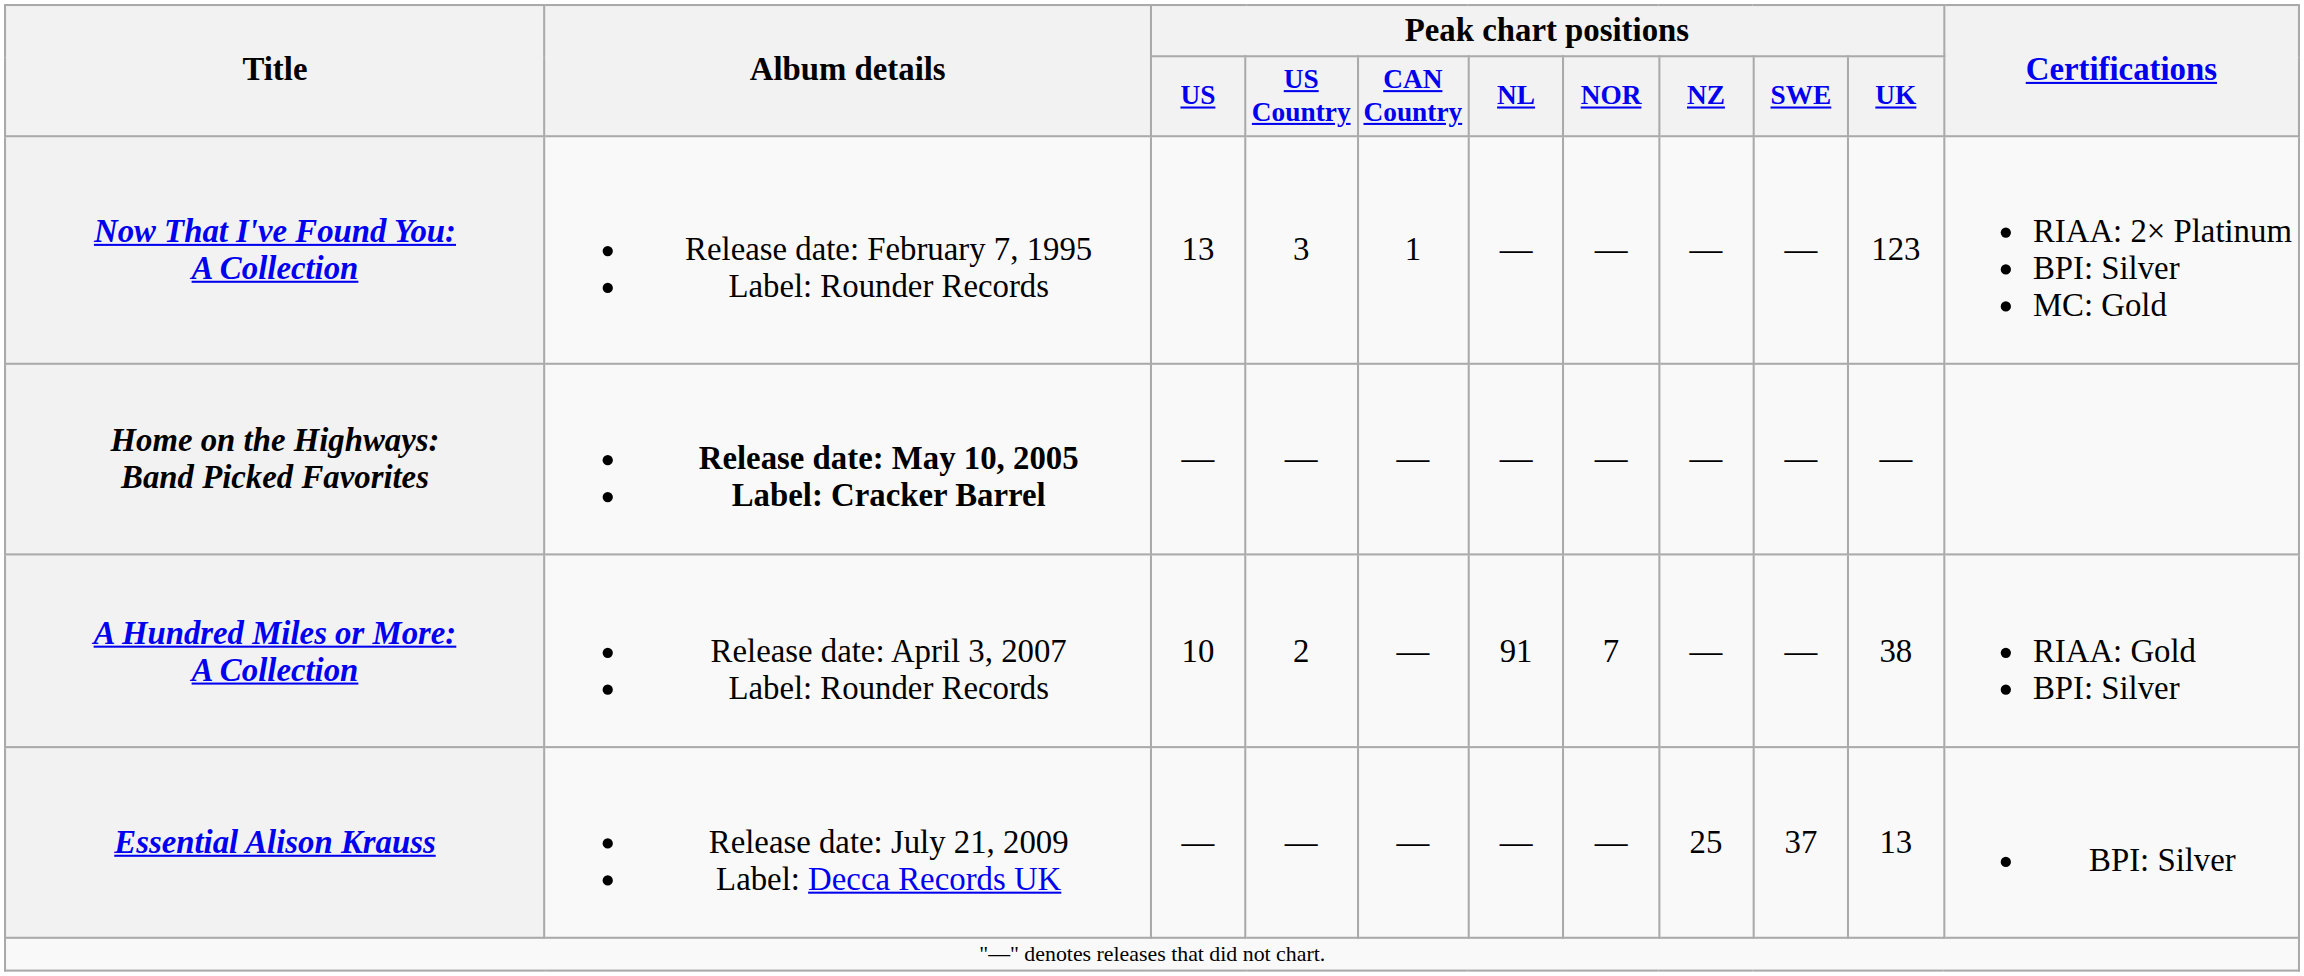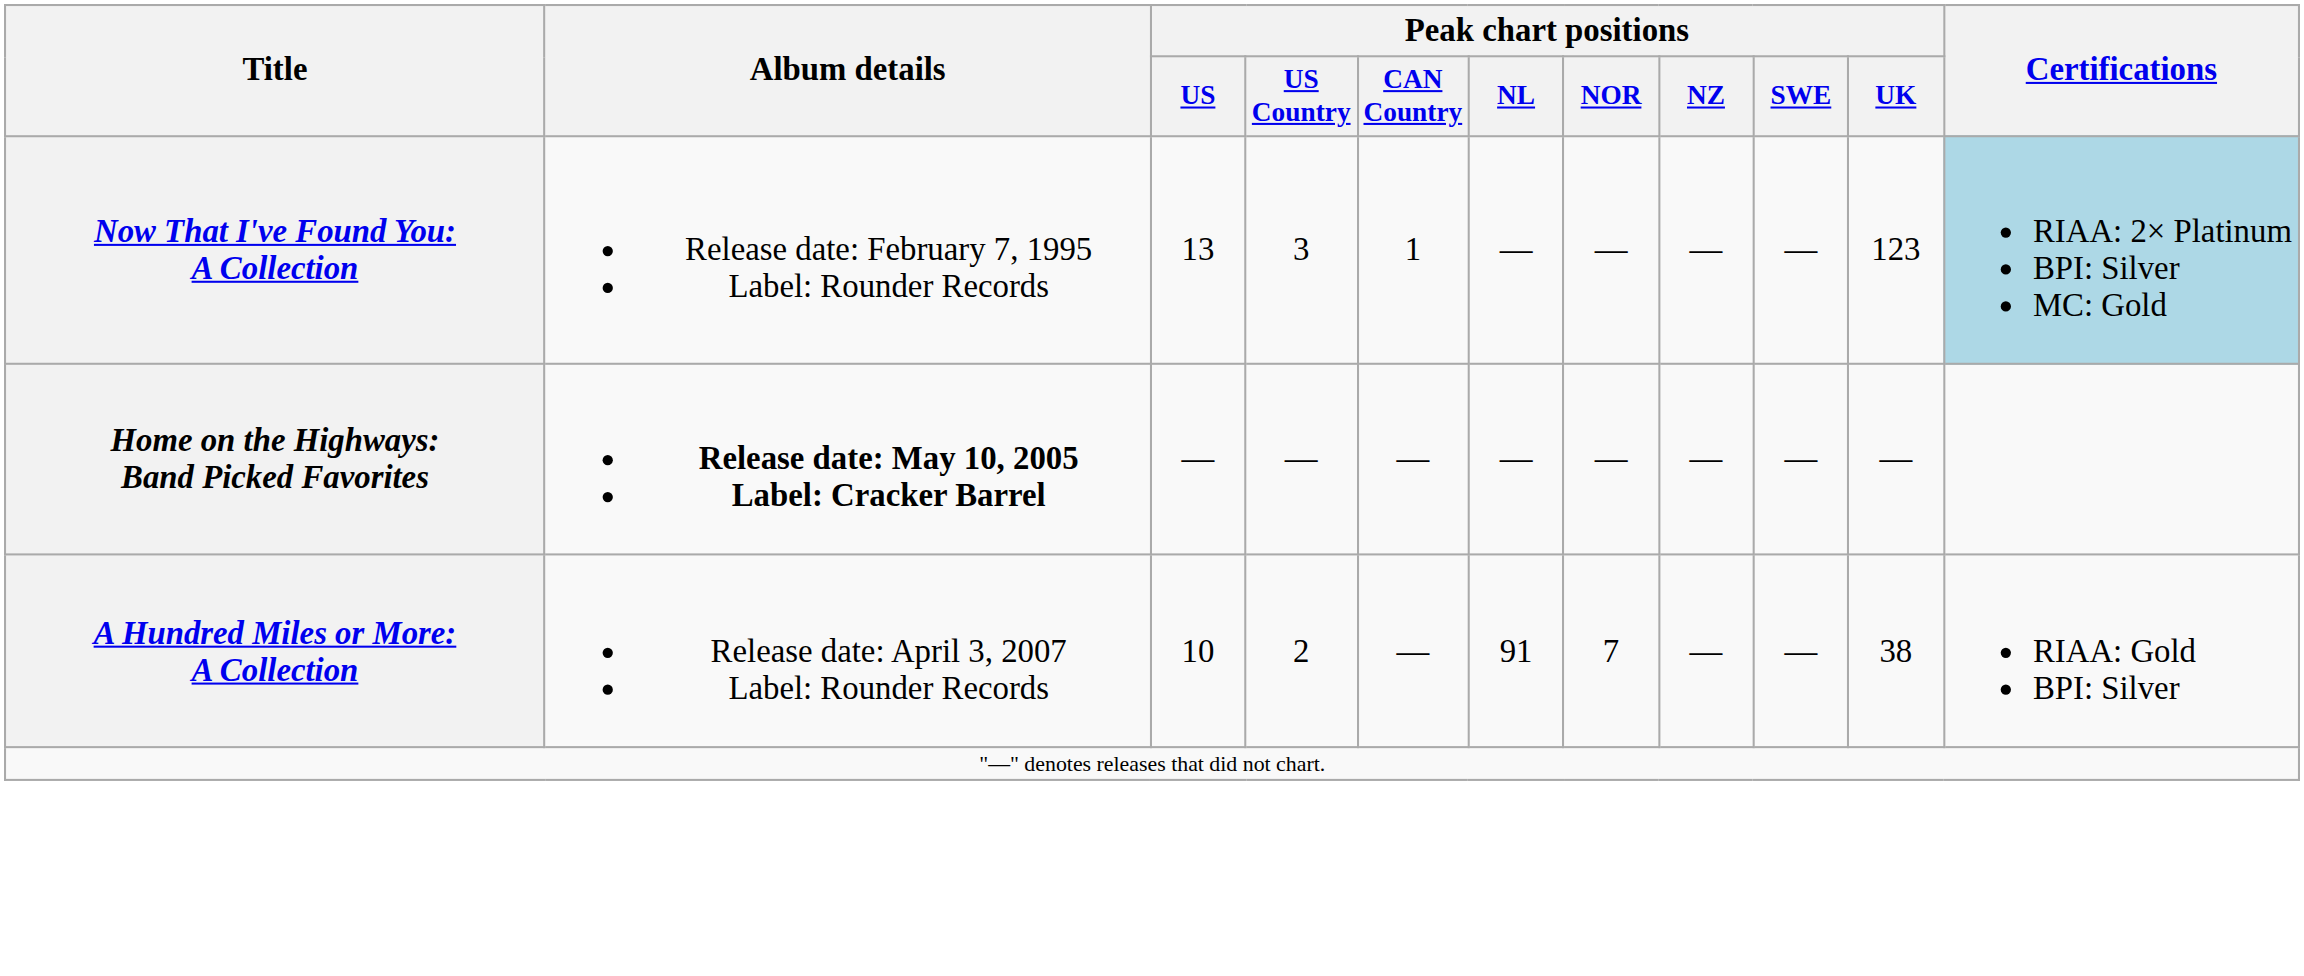(2121, 268) no background -> (2121, 268) lightblue background
- row: (275, 841)
